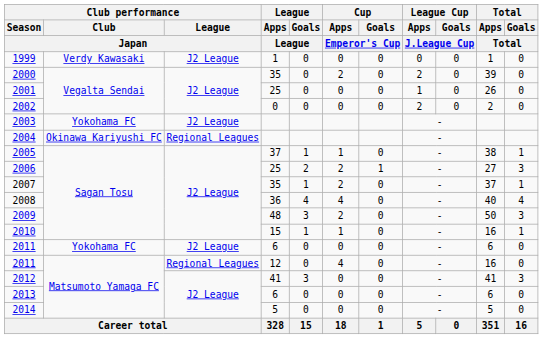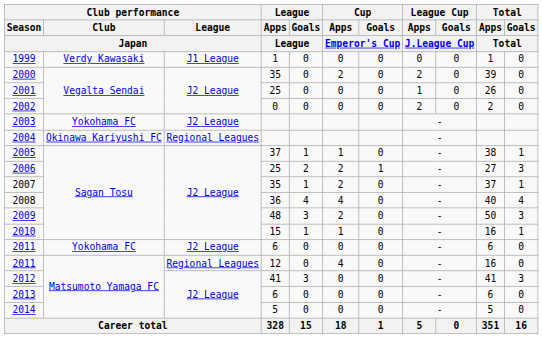(213, 59) J2 League -> (213, 59) J1 League
